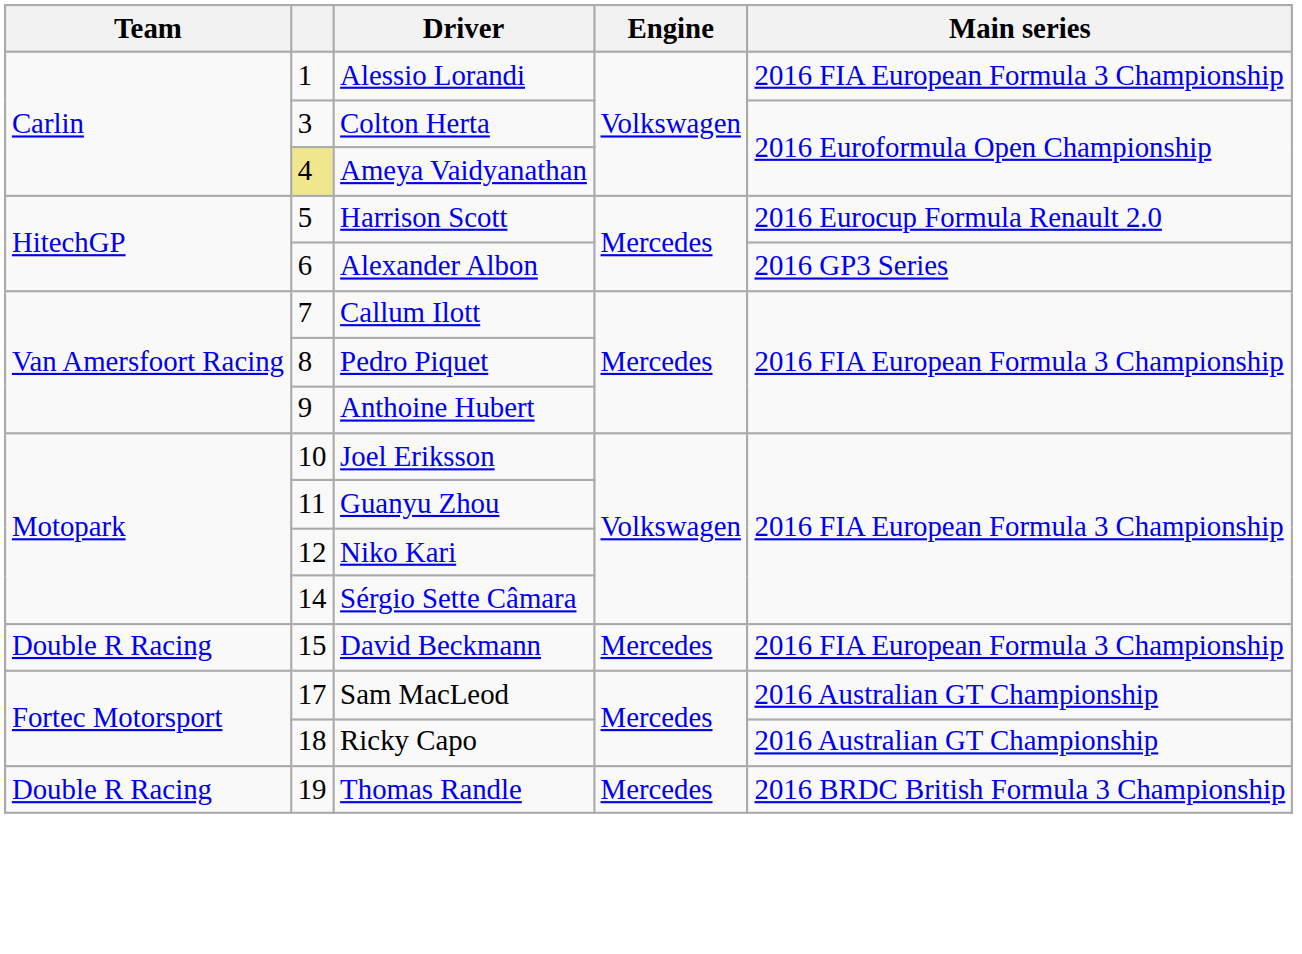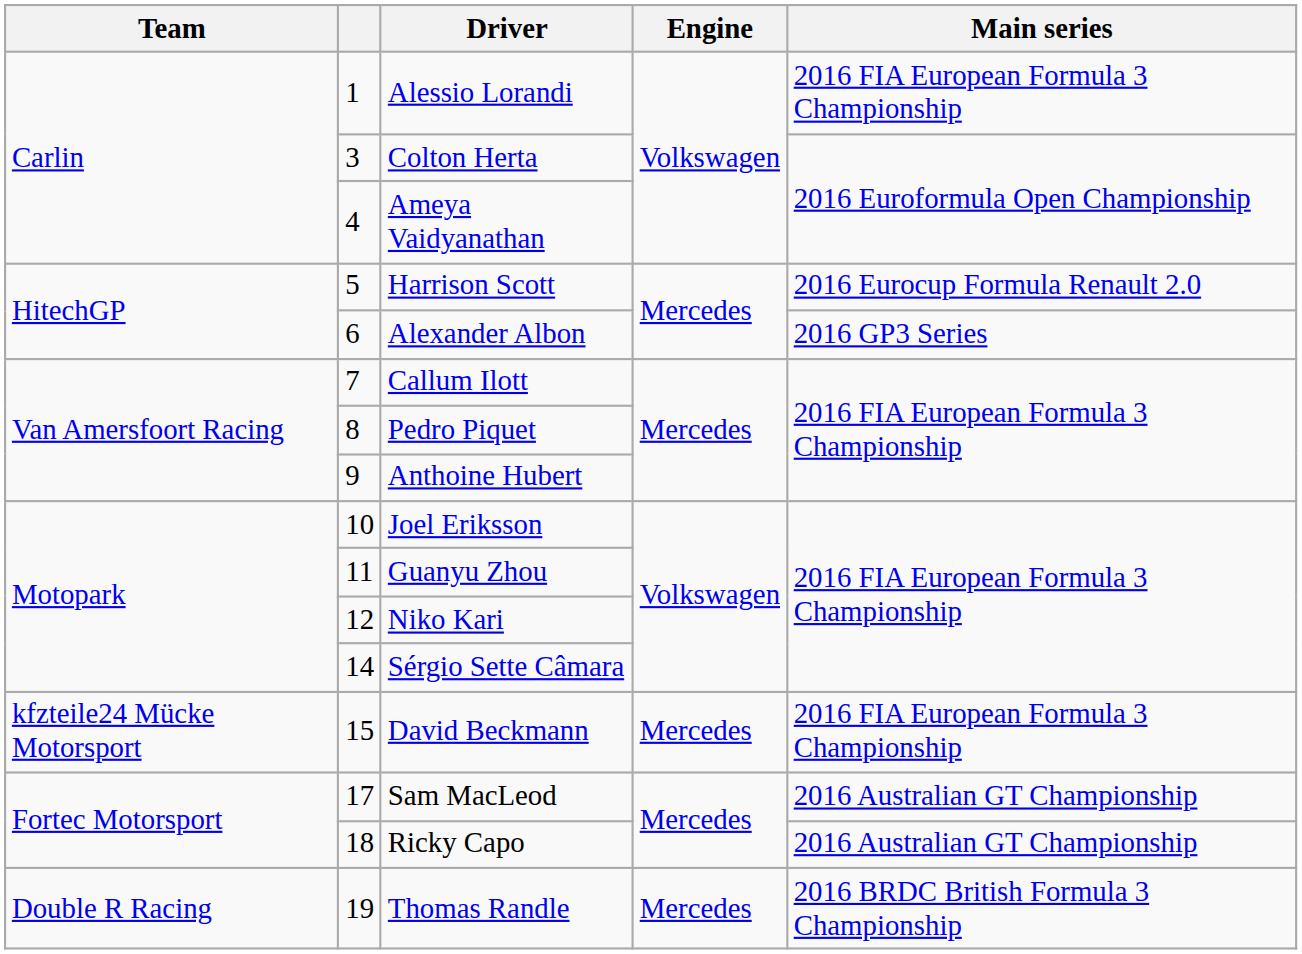(305, 170) khaki background -> (353, 221) no background
(112, 646) Double R Racing -> (113, 731) kfzteile24 Mücke Motorsport
